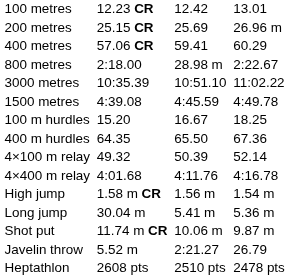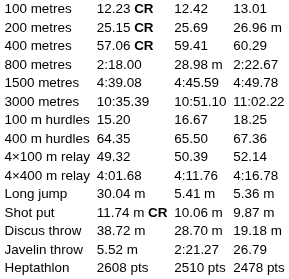rows swapped: (42, 101) <-> (42, 83)
- row: (35, 193)
+ row: (43, 230)
